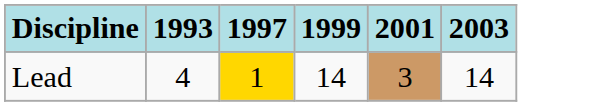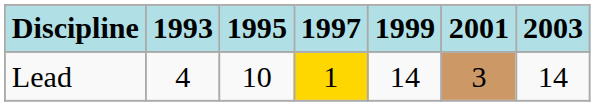+ column: (257, 28)
